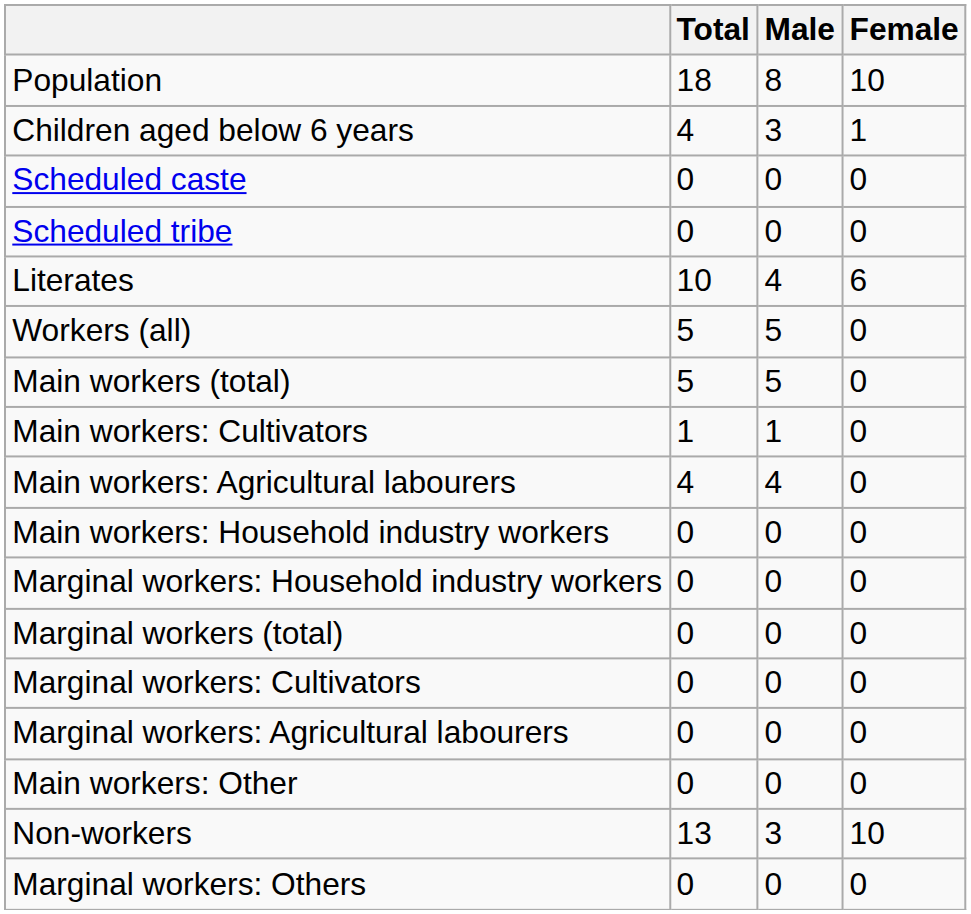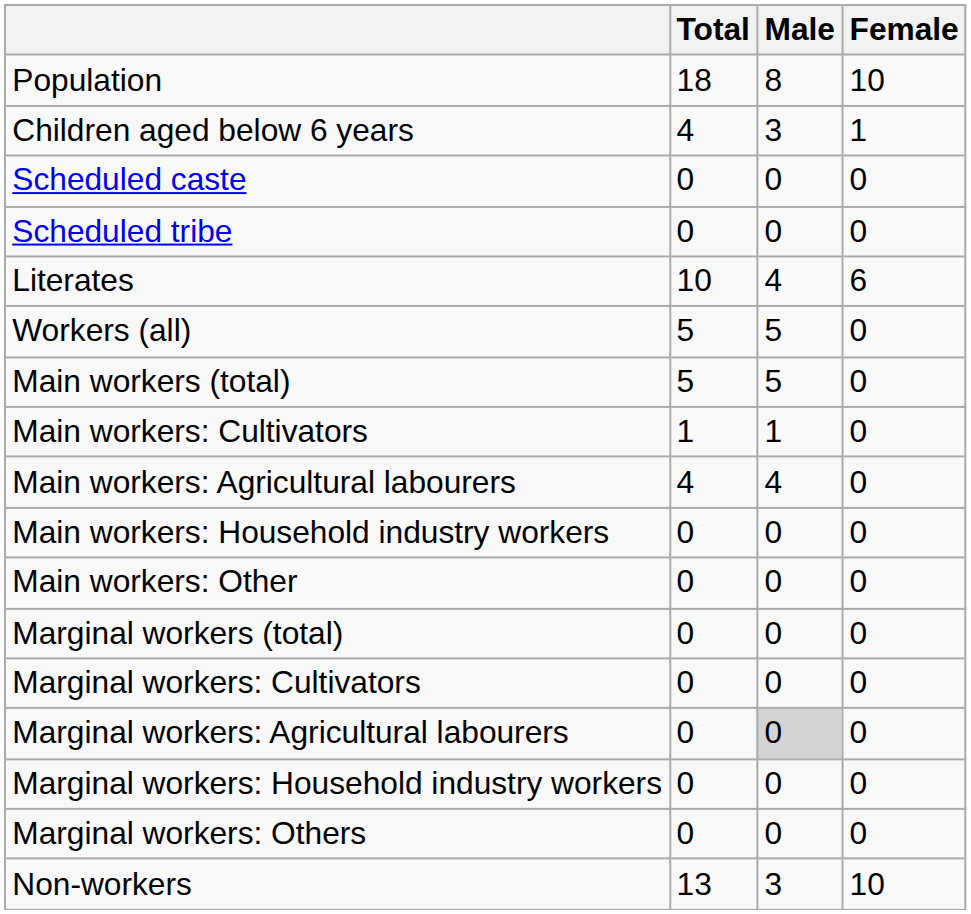rows swapped: (155, 783) <-> (337, 582)
(773, 733) no background -> (773, 733) lightgrey background
rows swapped: (189, 883) <-> (102, 833)
